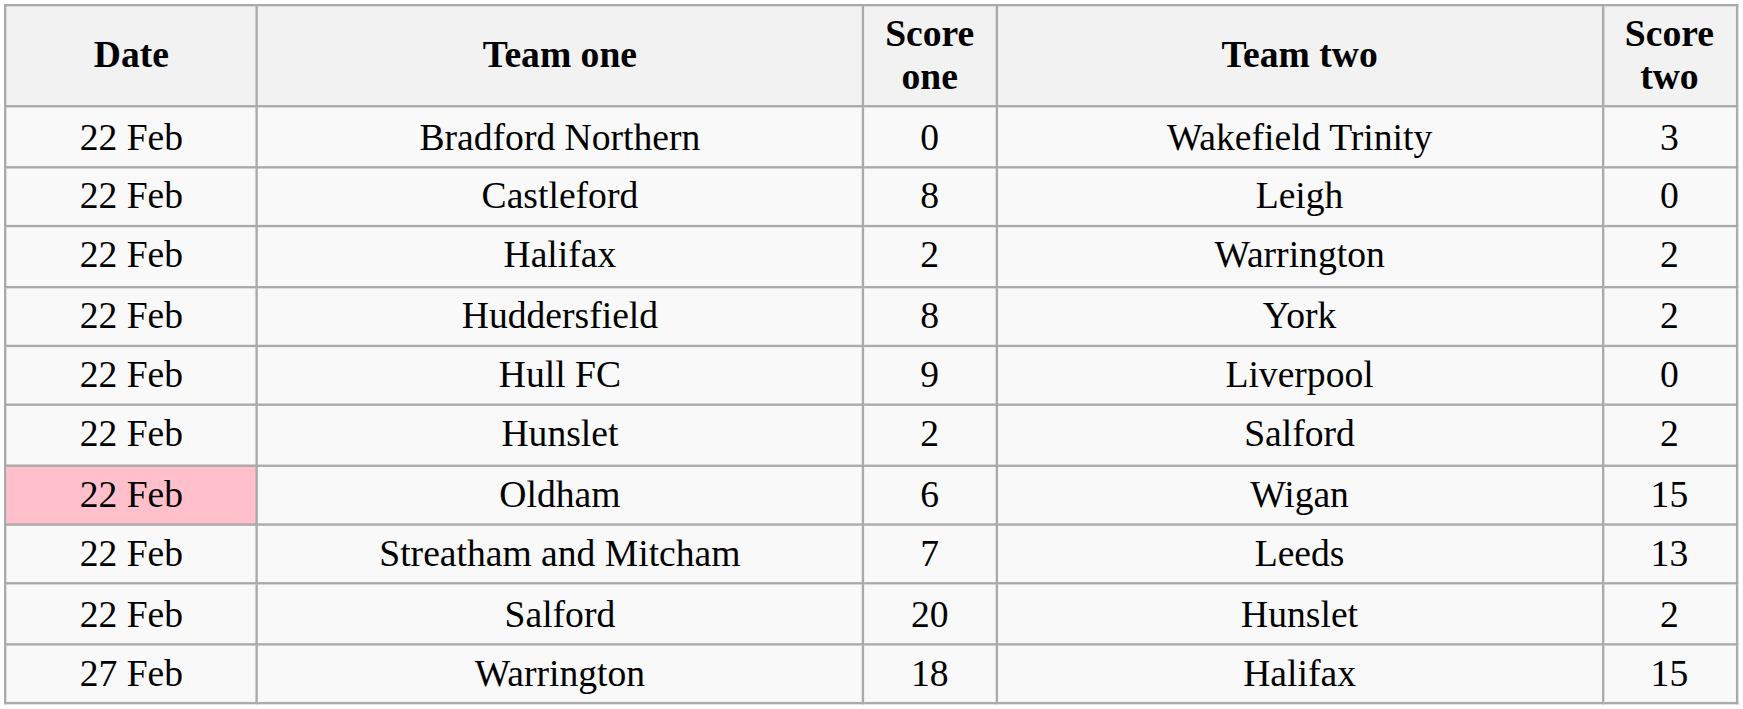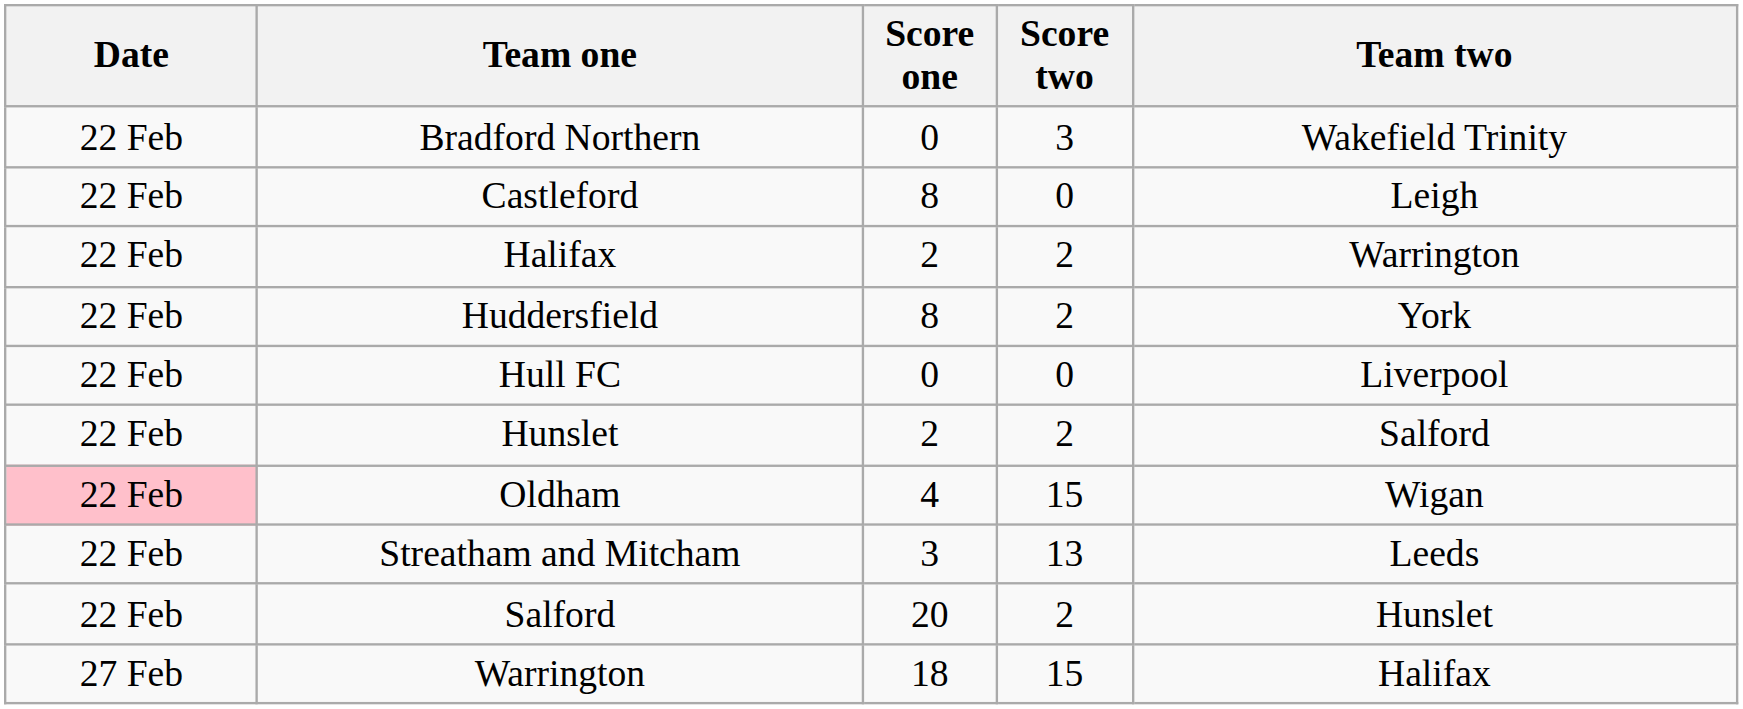columns swapped: (1300, 55) <-> (1669, 55)
(930, 374) 9 -> (930, 374) 0
(930, 494) 6 -> (930, 494) 4
(930, 553) 7 -> (930, 553) 3
